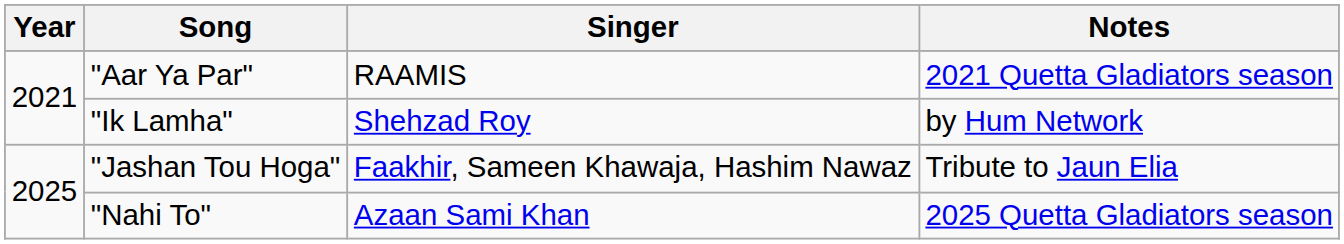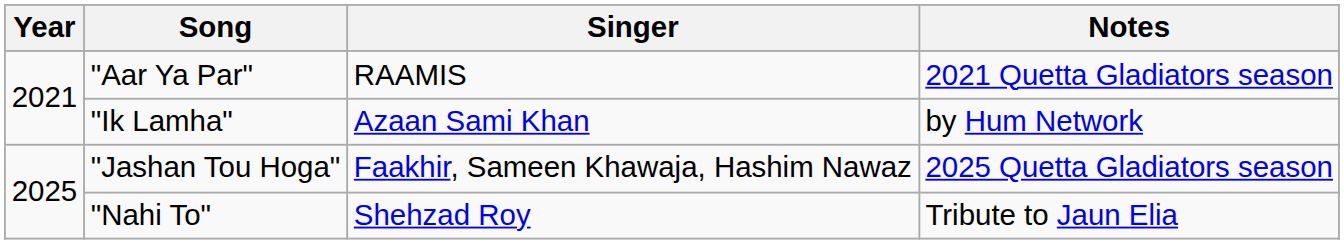(442, 121) Shehzad Roy -> (472, 121) Azaan Sami Khan
(1052, 167) Tribute to Jaun Elia -> (1129, 167) 2025 Quetta Gladiators season
(472, 214) Azaan Sami Khan -> (442, 214) Shehzad Roy
(1129, 214) 2025 Quetta Gladiators season -> (1052, 214) Tribute to Jaun Elia
